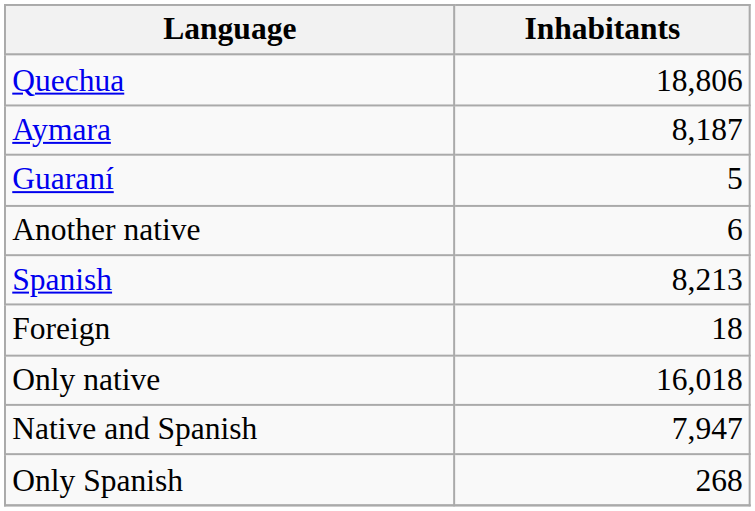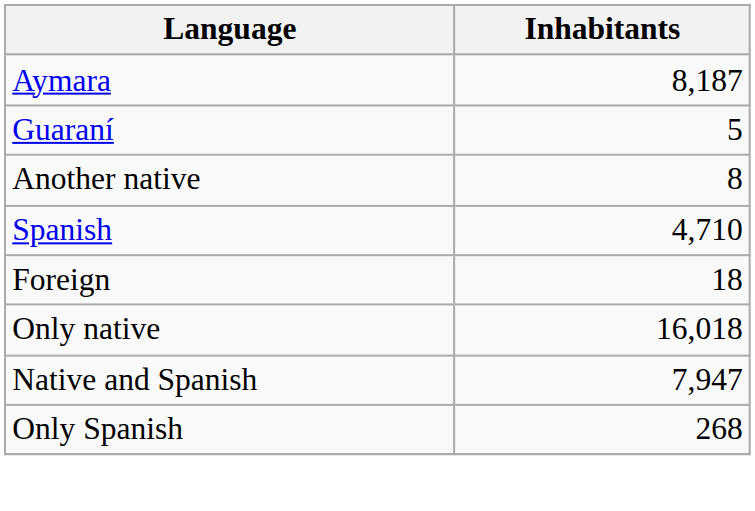- row: (68, 79)
(735, 229) 6 -> (735, 179) 8
(707, 279) 8,213 -> (707, 229) 4,710
